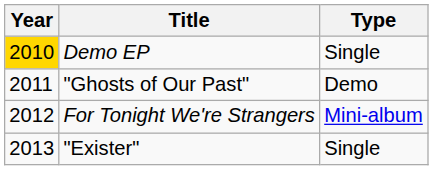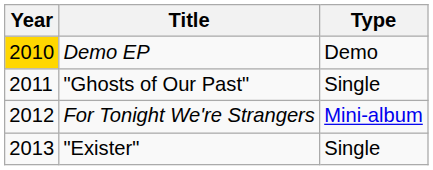(352, 52) Single -> (351, 52) Demo
(351, 84) Demo -> (352, 84) Single
